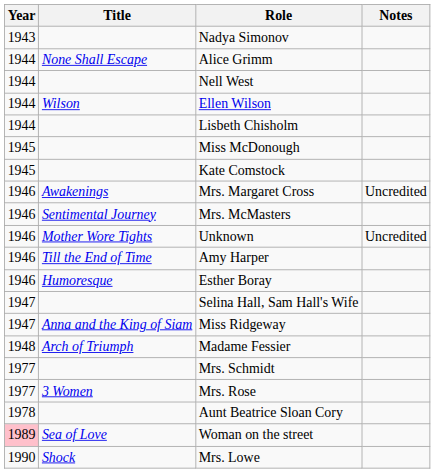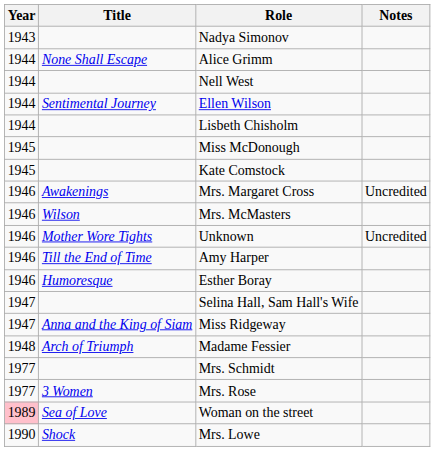(61, 103) Wilson -> (99, 103) Sentimental Journey
(99, 214) Sentimental Journey -> (61, 214) Wilson
- row: (271, 412)
